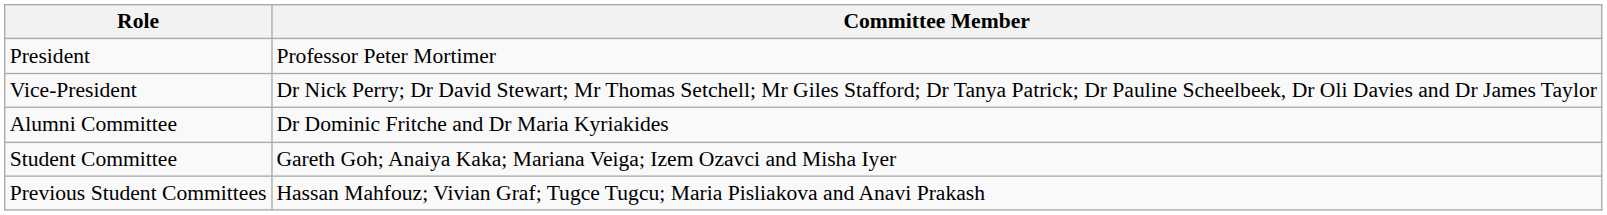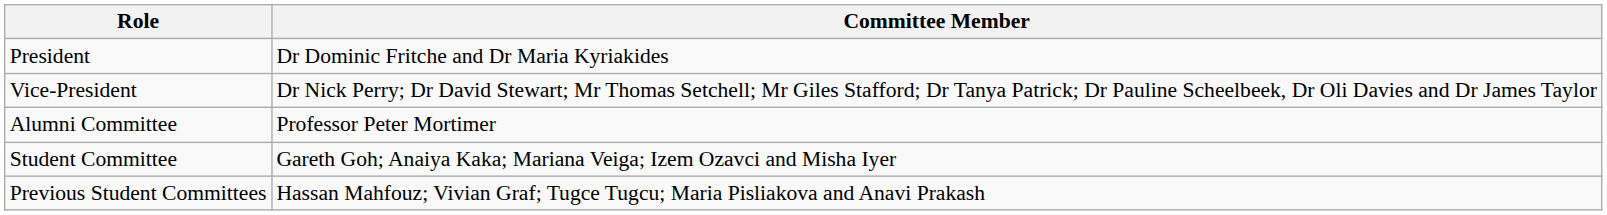(386, 55) Professor Peter Mortimer -> (473, 55) Dr Dominic Fritche and Dr Maria Kyriakides
(473, 124) Dr Dominic Fritche and Dr Maria Kyriakides -> (386, 124) Professor Peter Mortimer
